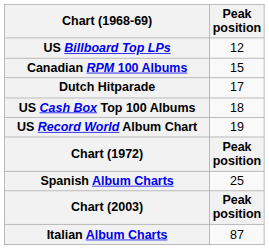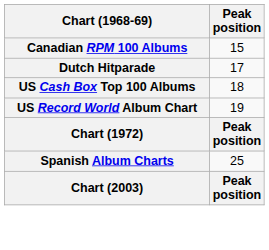- row: (107, 48)
- row: (107, 234)
